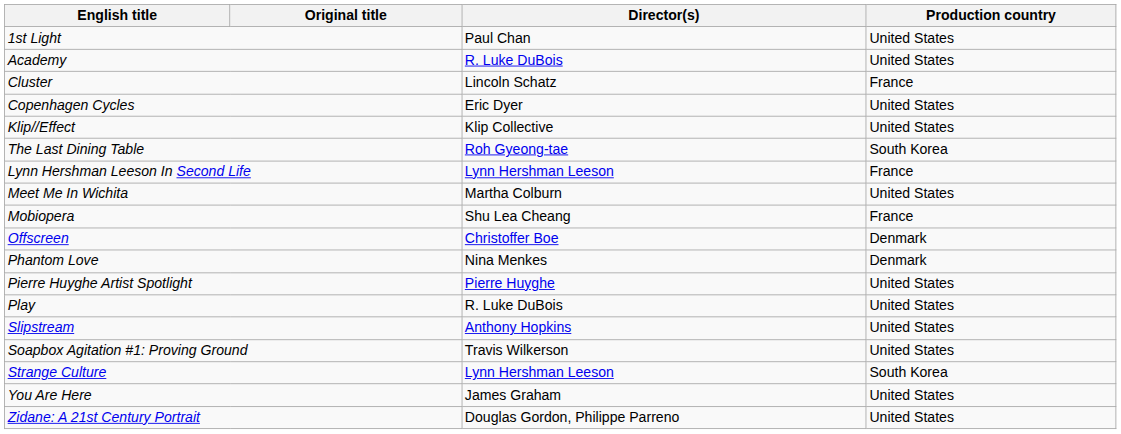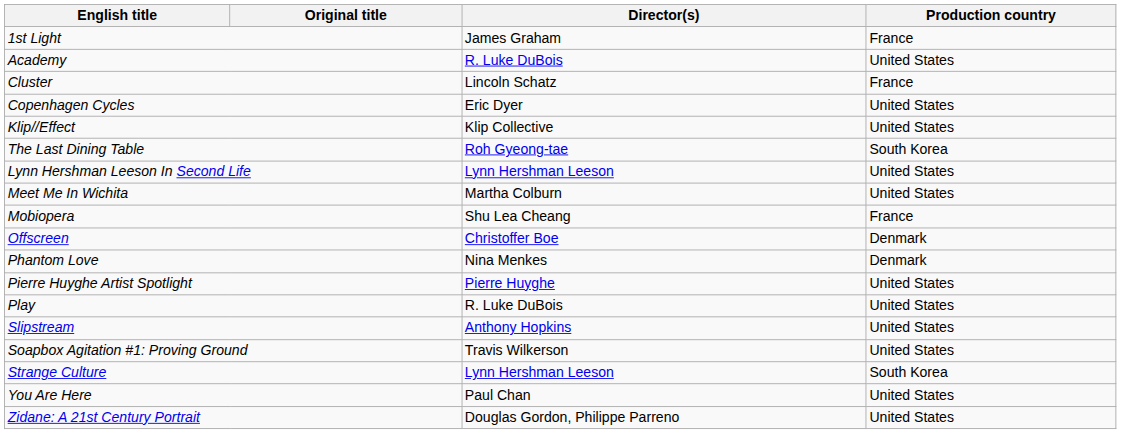(498, 37) Paul Chan -> (513, 37) James Graham
(912, 37) United States -> (891, 37) France
(891, 171) France -> (912, 171) United States
(513, 395) James Graham -> (498, 395) Paul Chan
